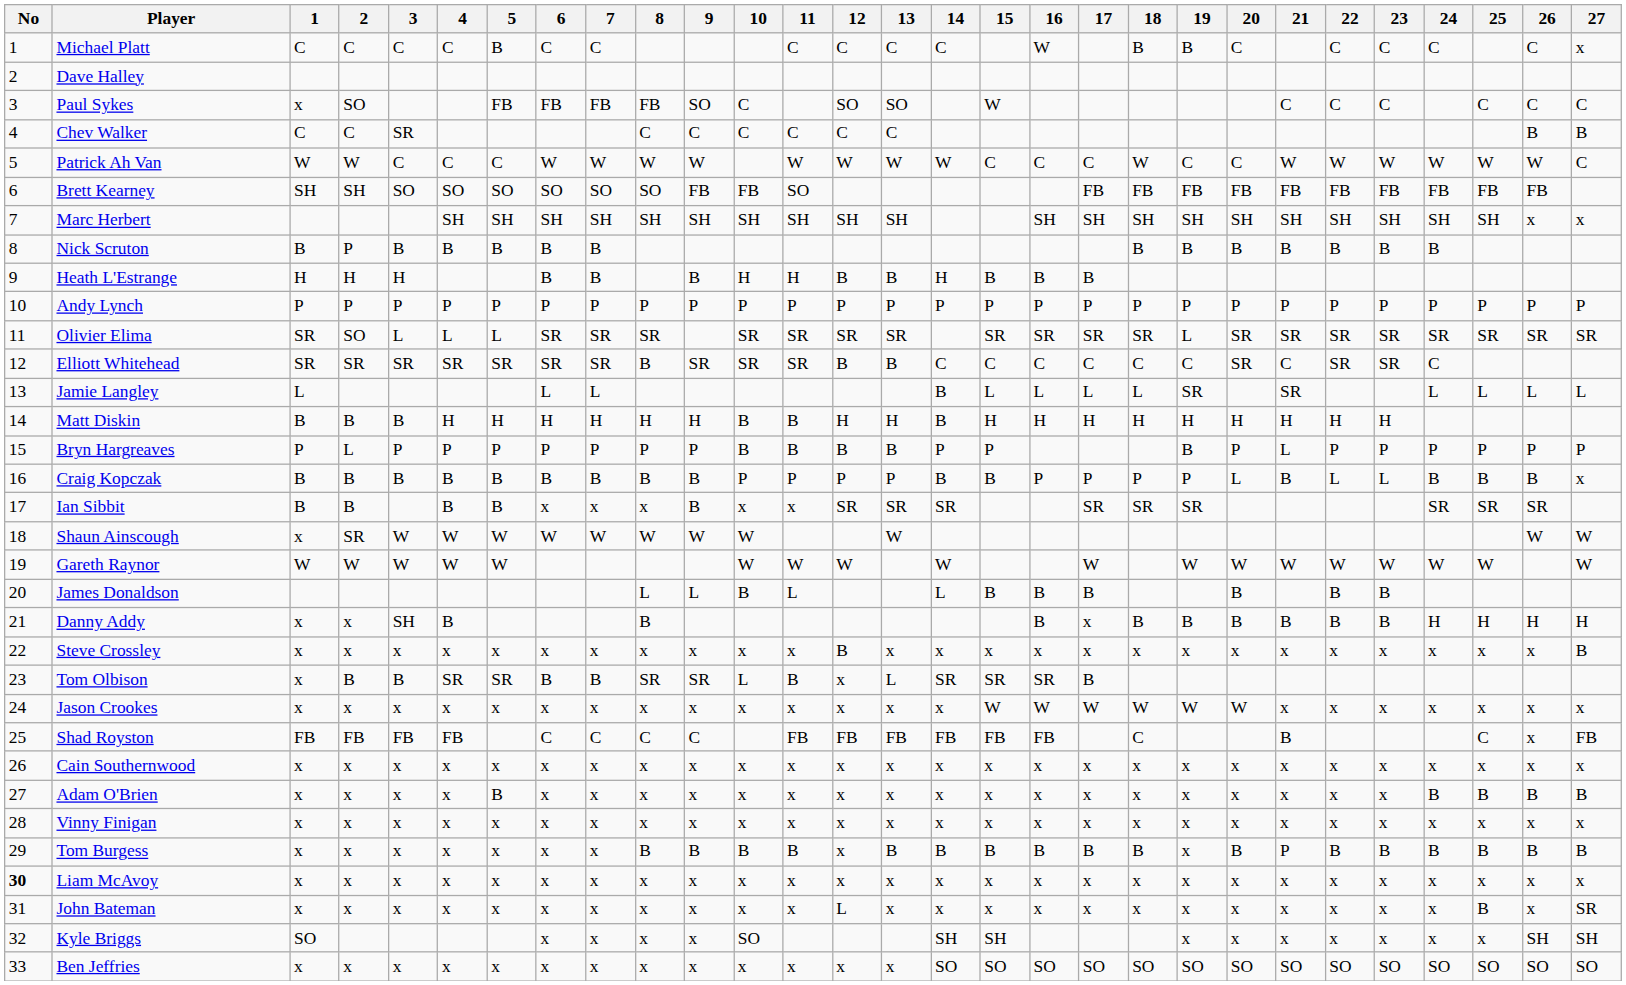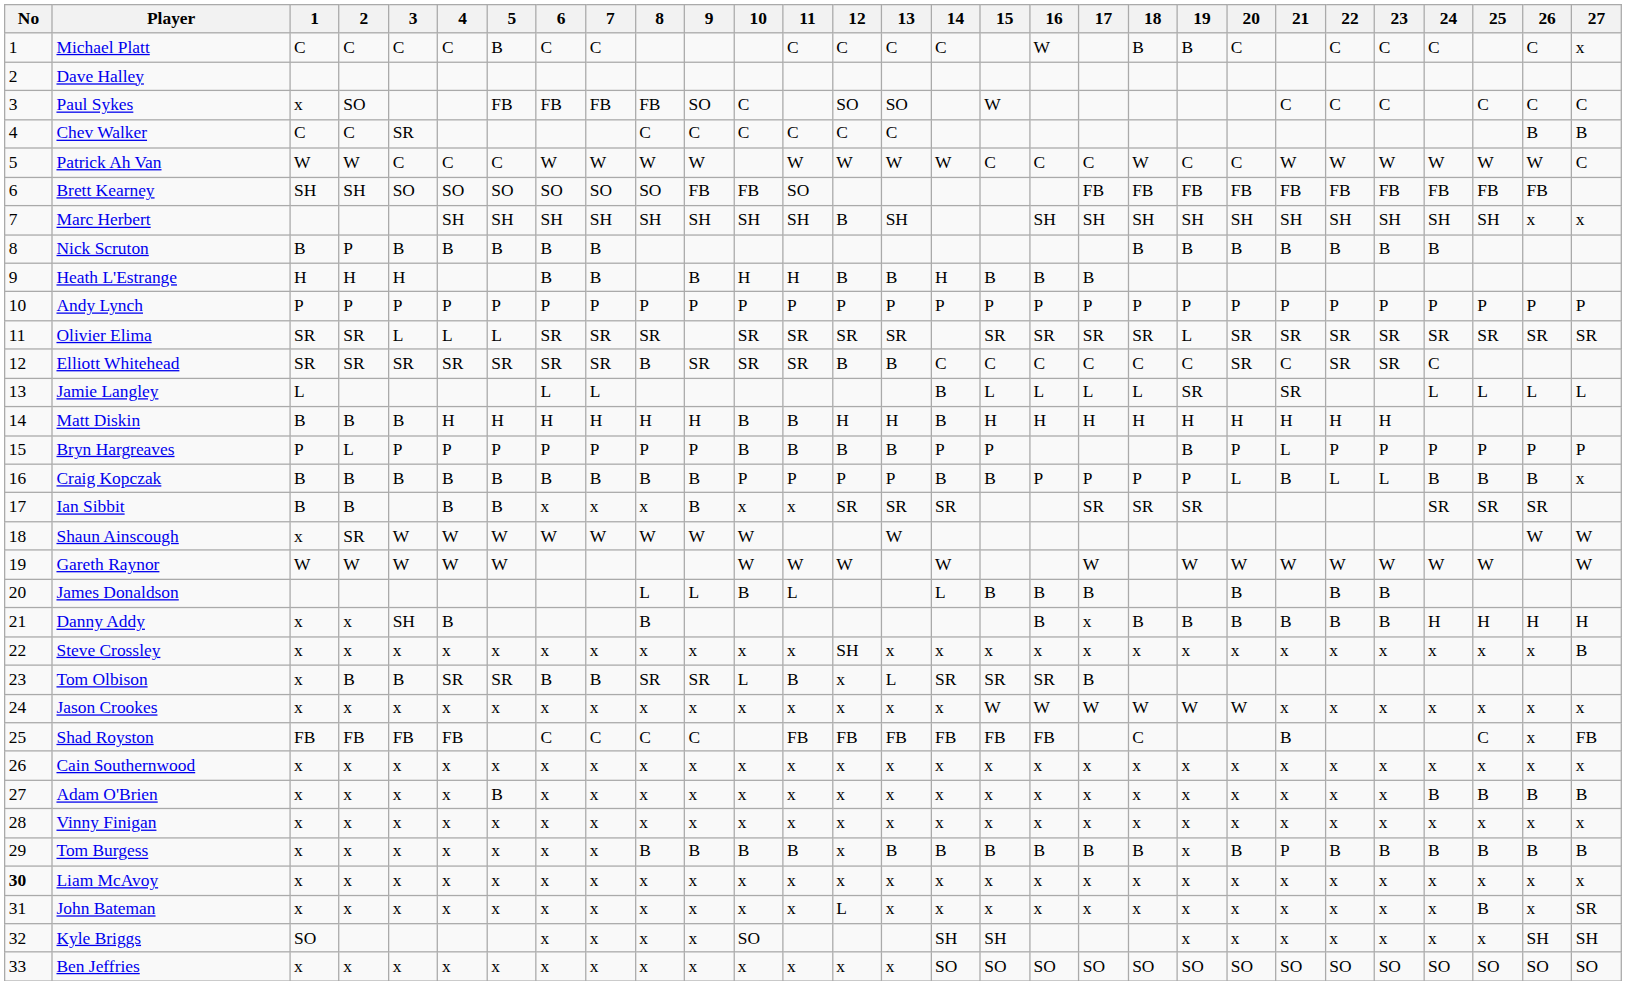(847, 219) SH -> (842, 219) B
(354, 334) SO -> (354, 334) SR
(842, 650) B -> (847, 650) SH
